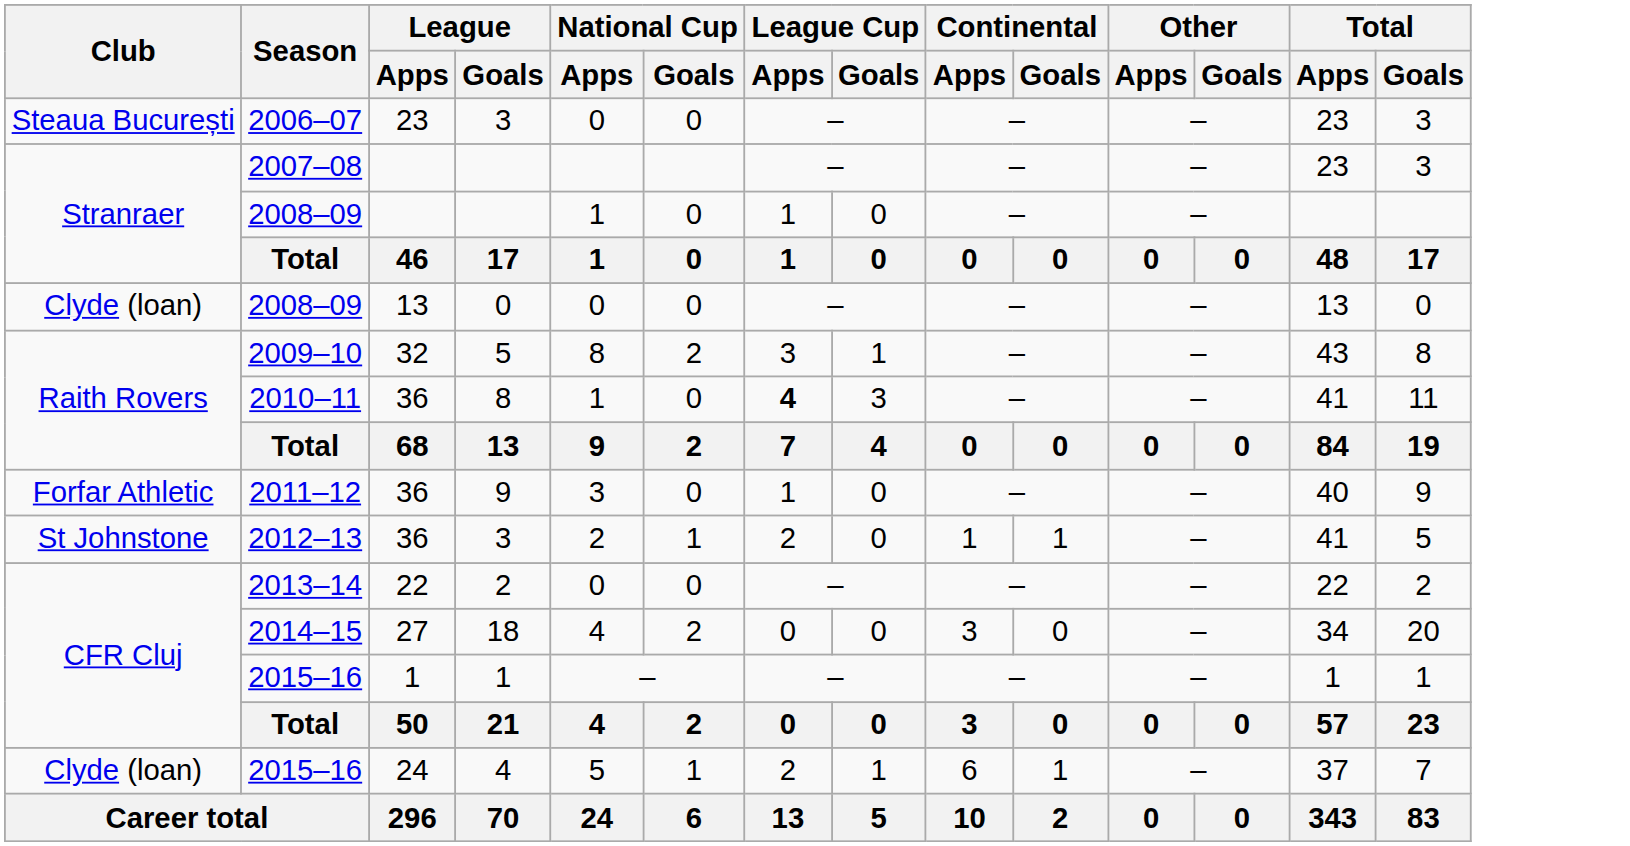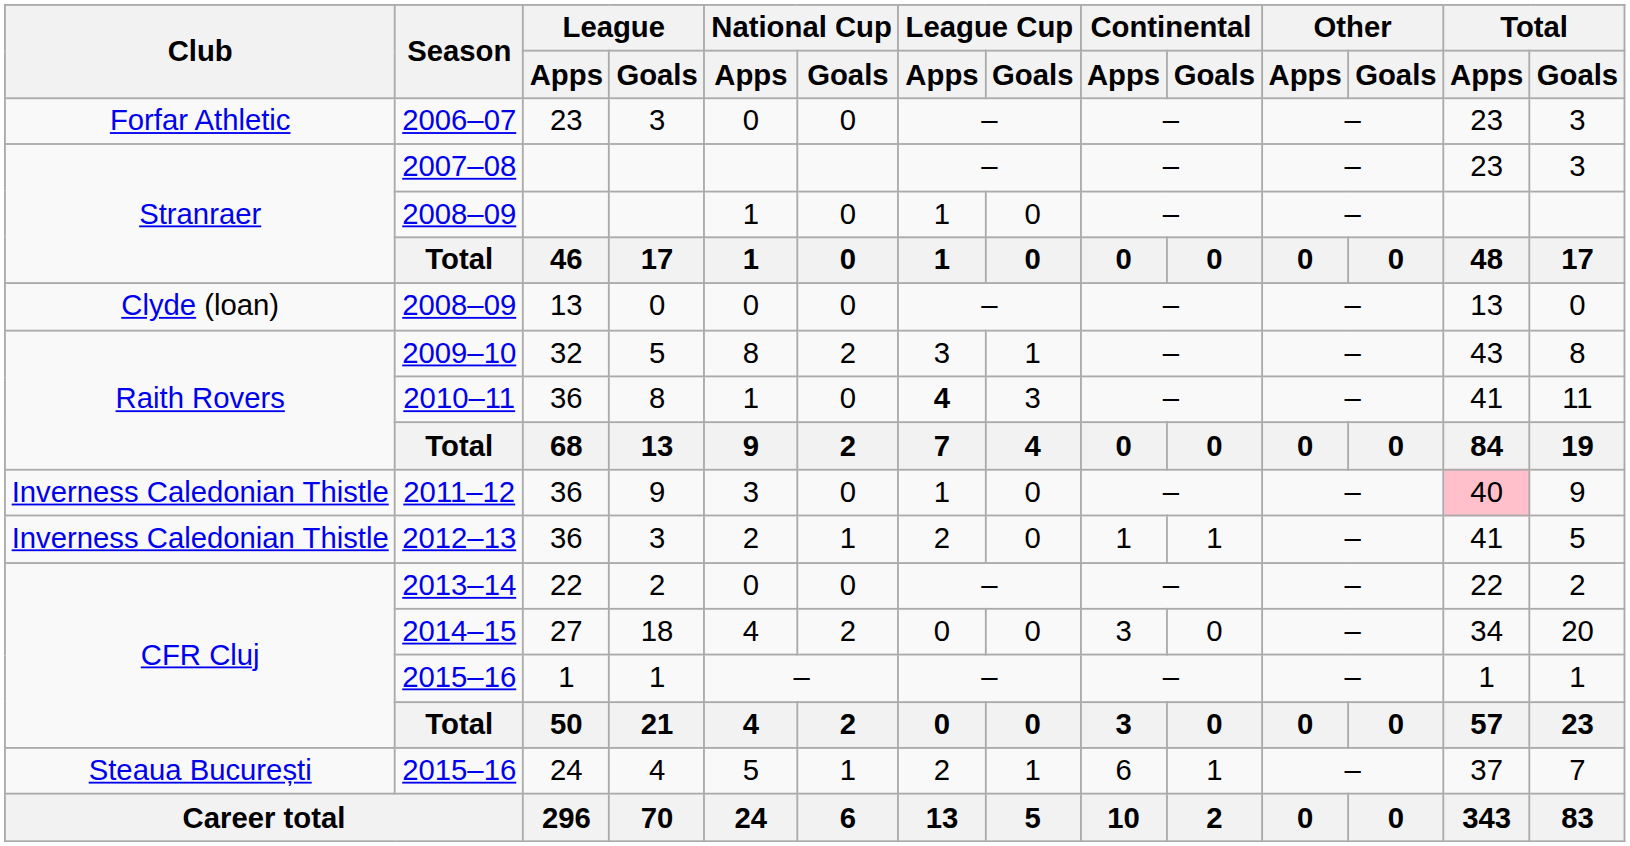(123, 120) Steaua București -> (200, 120) Forfar Athletic
(123, 492) Forfar Athletic -> (200, 492) Inverness Caledonian Thistle
(1333, 492) no background -> (1487, 492) pink background
(123, 538) St Johnstone -> (200, 538) Inverness Caledonian Thistle
(123, 770) Clyde (loan) -> (200, 770) Steaua București
